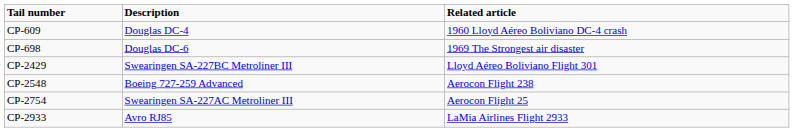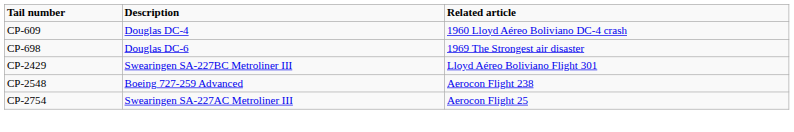- row: (27, 118)
